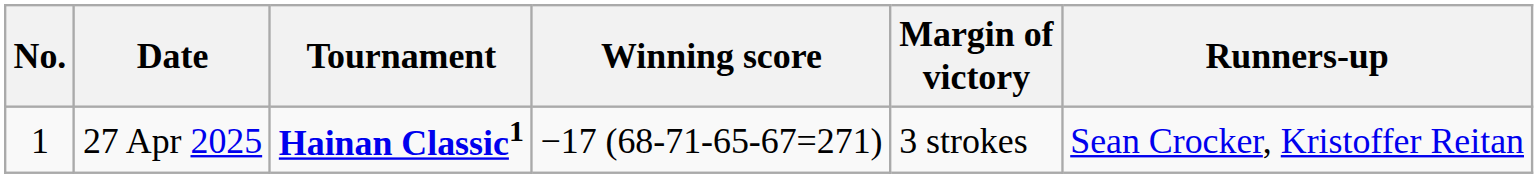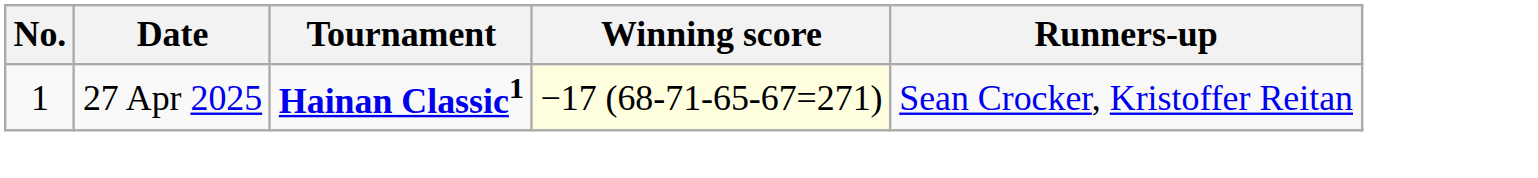- column: (976, 55)
(712, 139) no background -> (712, 97) lightyellow background
